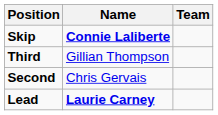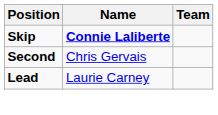- row: (24, 57)
(110, 99) bold -> (108, 78) normal
